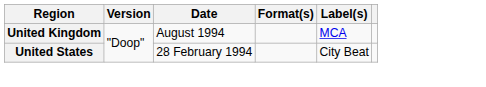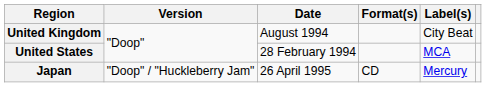(333, 33) MCA -> (448, 33) City Beat
(344, 52) City Beat -> (437, 52) MCA
+ row: (54, 71)
